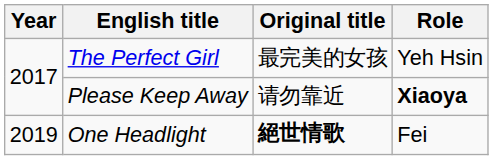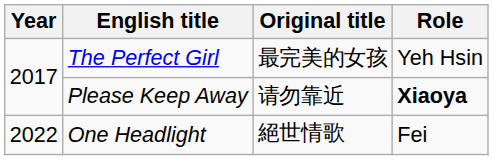(34, 134) 2019 -> (34, 134) 2022
(301, 133) bold -> (301, 133) normal
